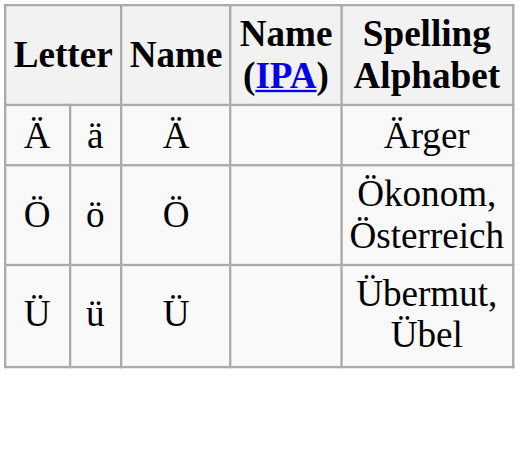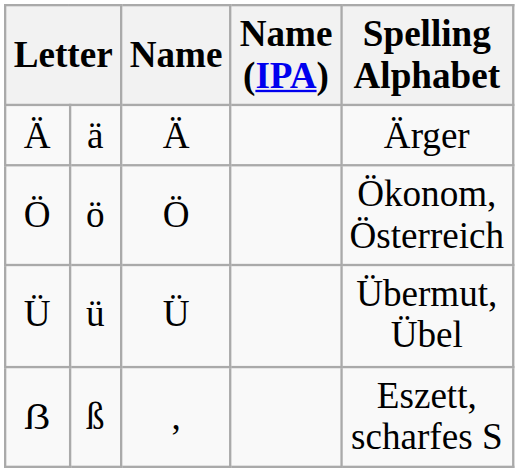+ row: (37, 415)
